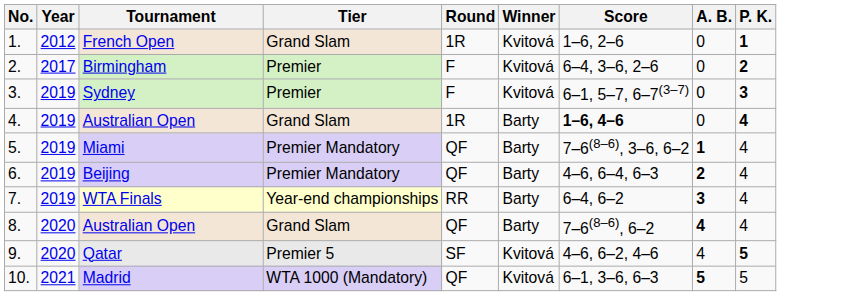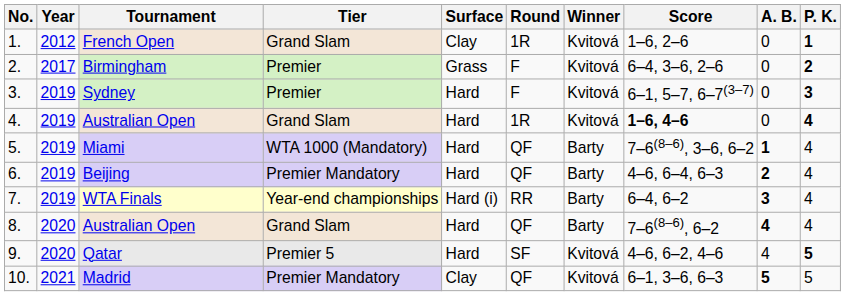+ column: (474, 16)
(521, 120) Barty -> (593, 120) Kvitová
(333, 147) Premier Mandatory -> (347, 147) WTA 1000 (Mandatory)
(347, 278) WTA 1000 (Mandatory) -> (333, 278) Premier Mandatory
